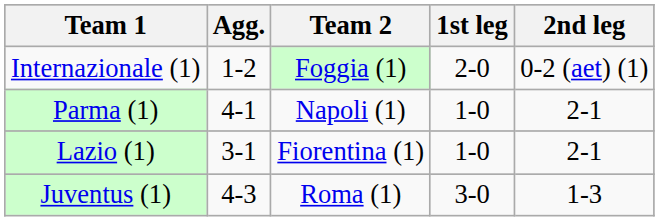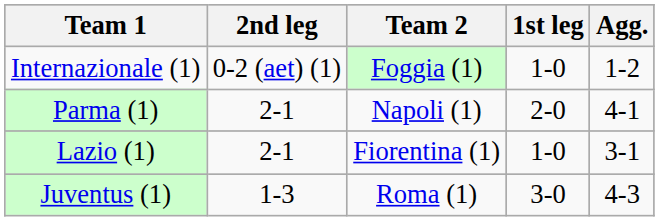columns swapped: (239, 25) <-> (584, 25)
(472, 67) 2-0 -> (548, 67) 1-0
(472, 109) 1-0 -> (548, 109) 2-0
